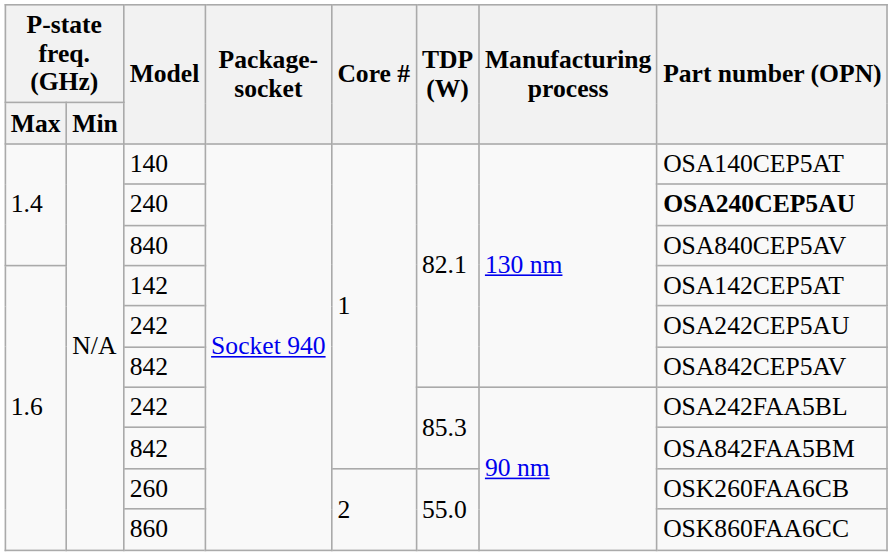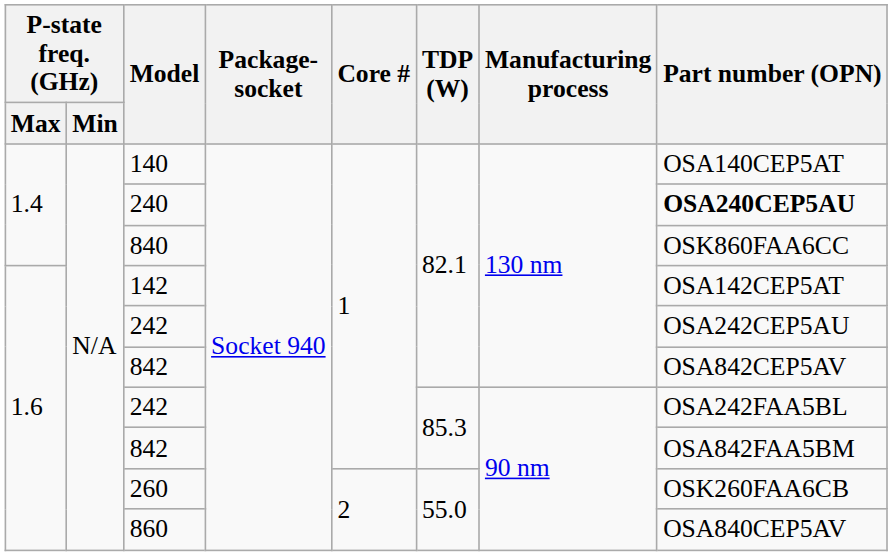(755, 244) OSA840CEP5AV -> (756, 244) OSK860FAA6CC
(756, 529) OSK860FAA6CC -> (755, 529) OSA840CEP5AV
